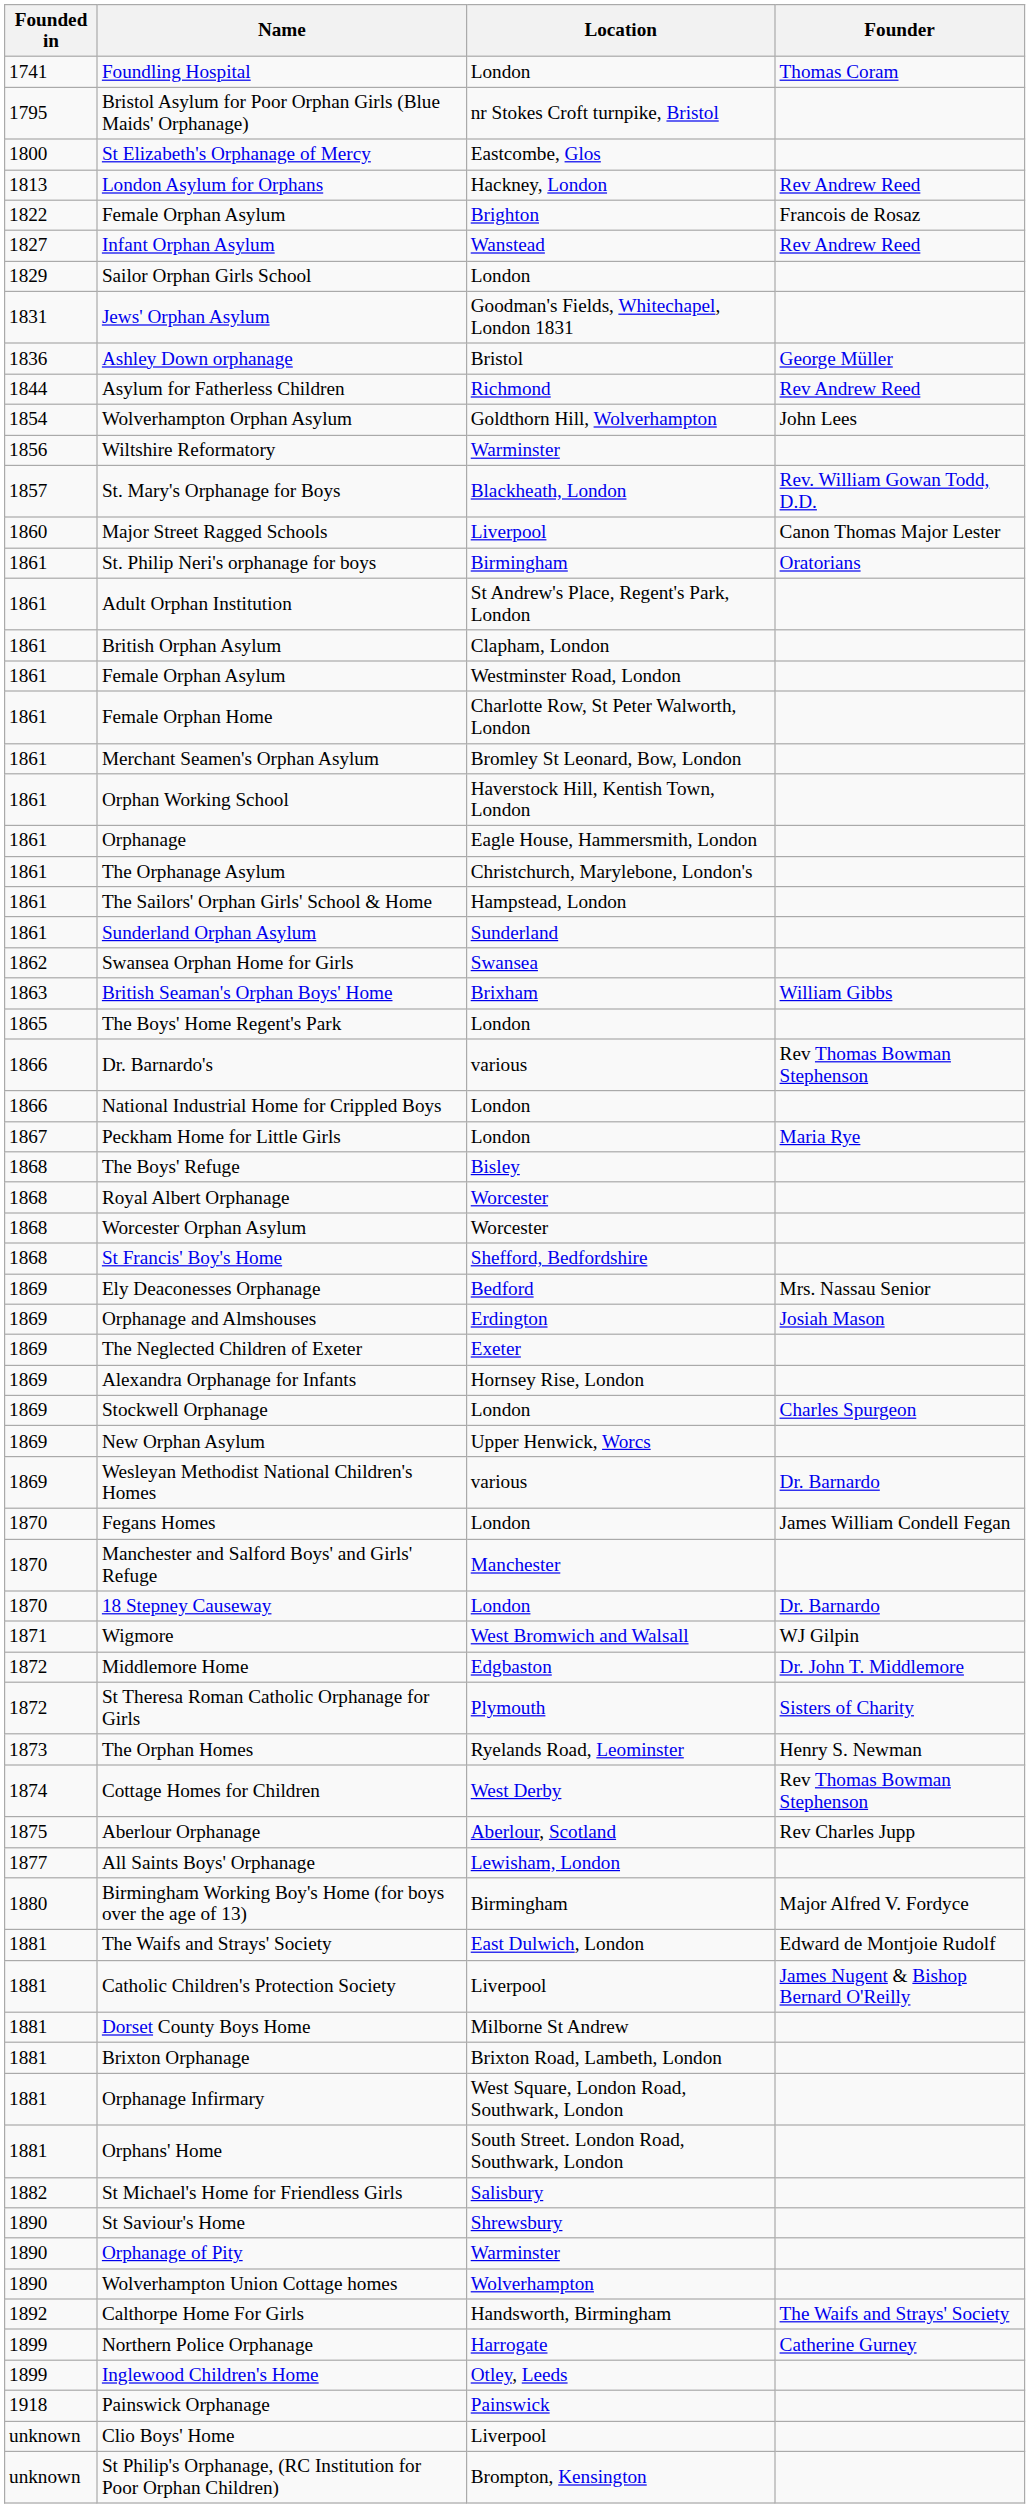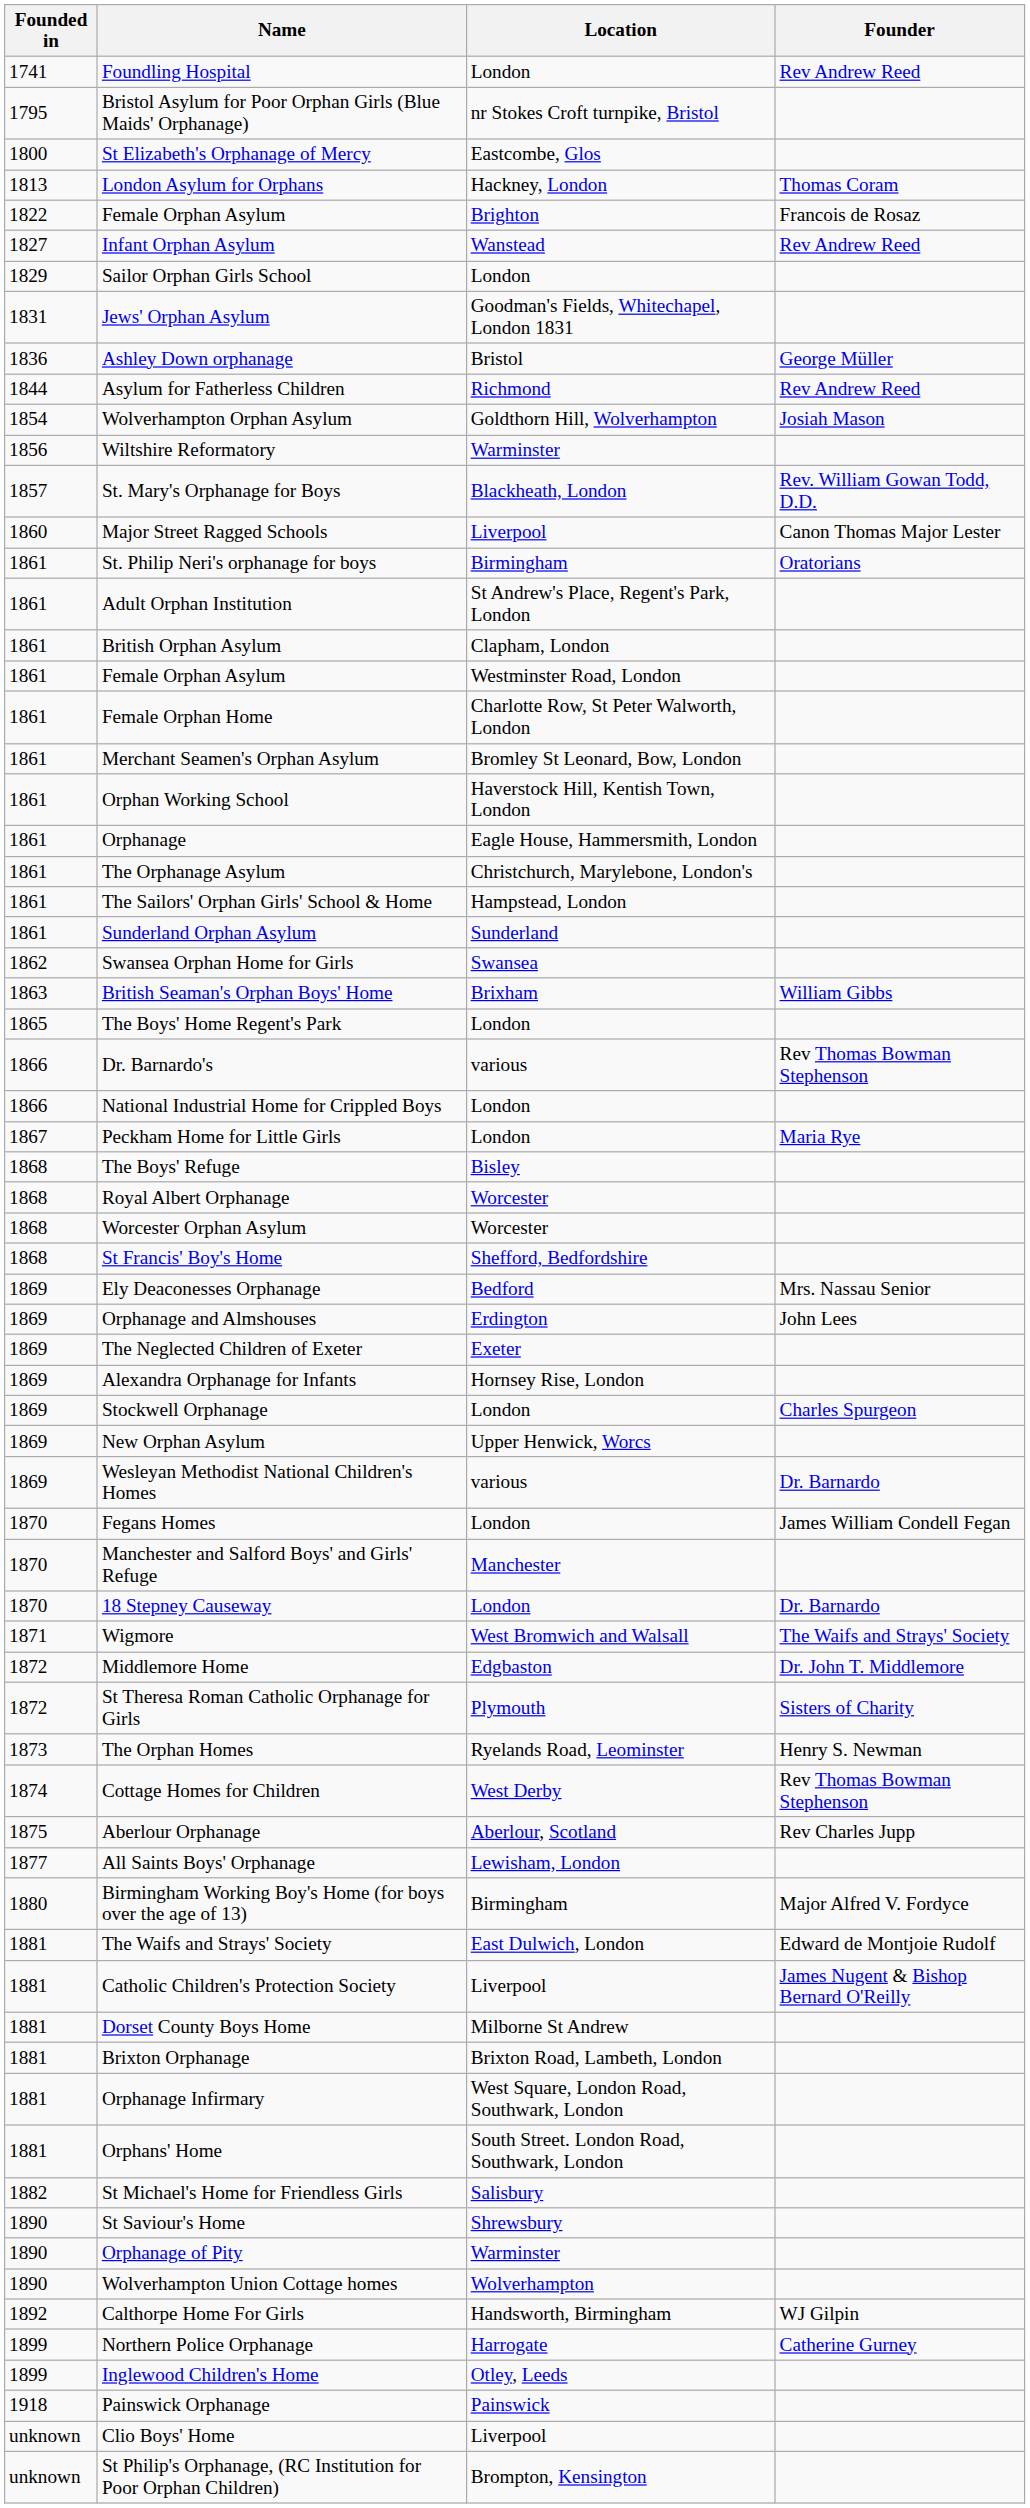(839, 71) Thomas Coram -> (850, 71) Rev Andrew Reed
(850, 184) Rev Andrew Reed -> (839, 184) Thomas Coram
(818, 419) John Lees -> (832, 419) Josiah Mason
(832, 1319) Josiah Mason -> (818, 1319) John Lees
(819, 1636) WJ Gilpin -> (894, 1636) The Waifs and Strays' Society
(894, 2314) The Waifs and Strays' Society -> (819, 2314) WJ Gilpin
